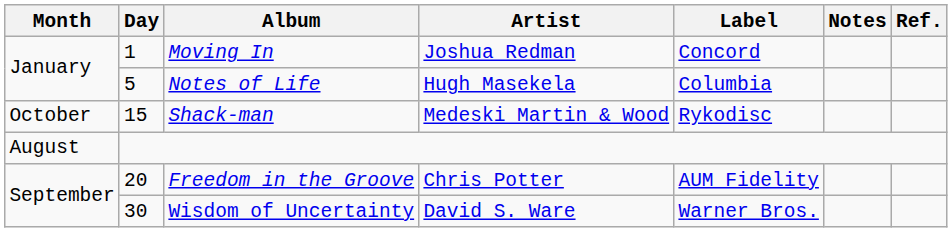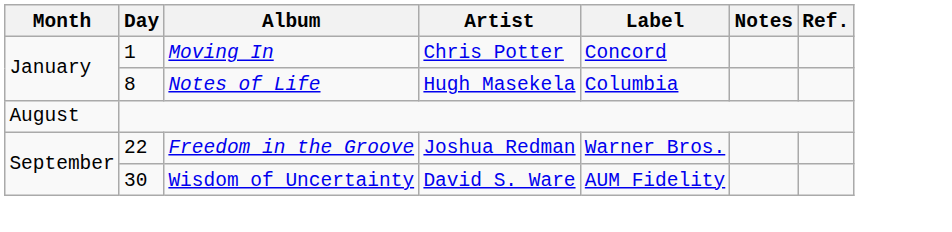(499, 52) Joshua Redman -> (494, 52) Chris Potter
(130, 84) 5 -> (130, 84) 8
- row: (221, 116)
(136, 180) 20 -> (136, 148) 22
(494, 180) Chris Potter -> (499, 148) Joshua Redman
(749, 180) AUM Fidelity -> (655, 148) Warner Bros.
(749, 211) Warner Bros. -> (655, 180) AUM Fidelity
